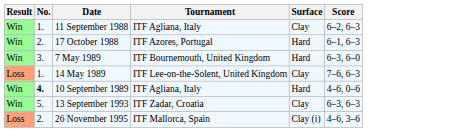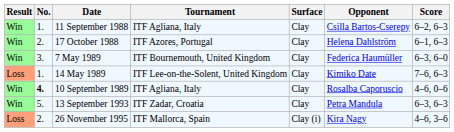+ column: (368, 11)
(301, 42) Hard -> (300, 42) Clay
(301, 57) Hard -> (300, 57) Clay
(301, 88) Hard -> (300, 88) Clay
